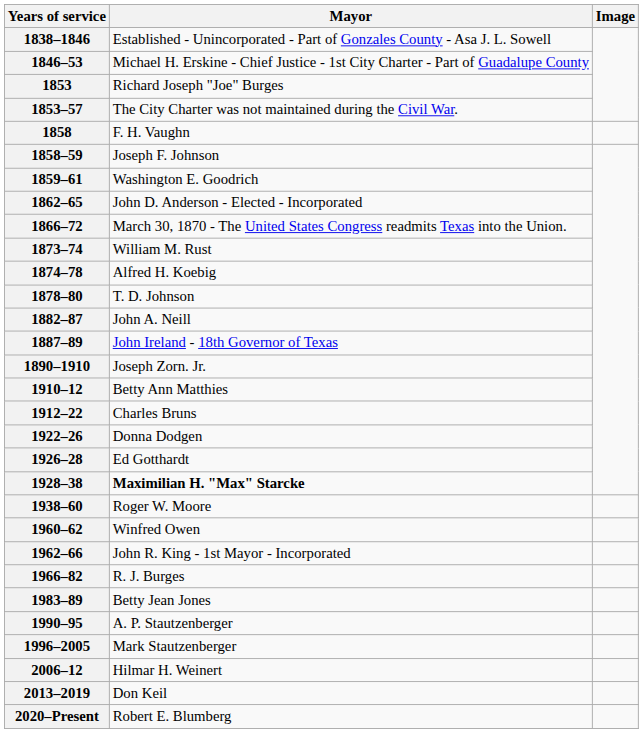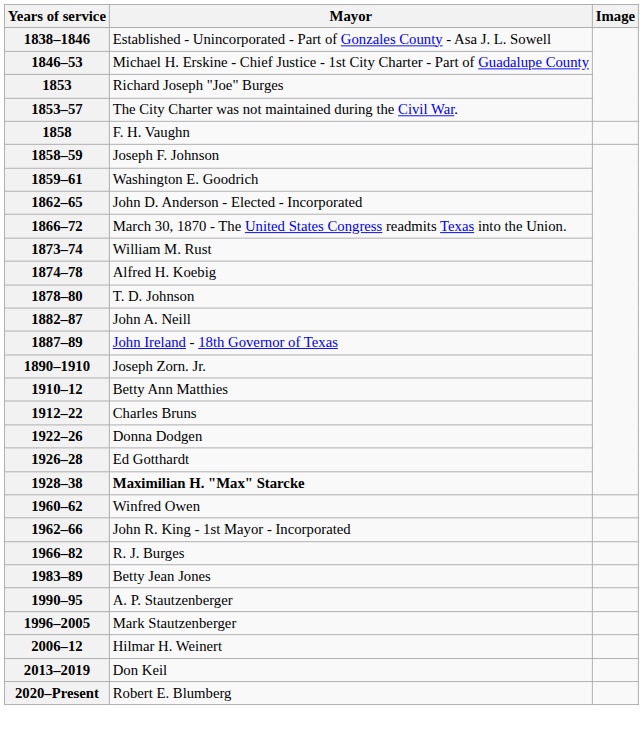- row: (57, 506)
